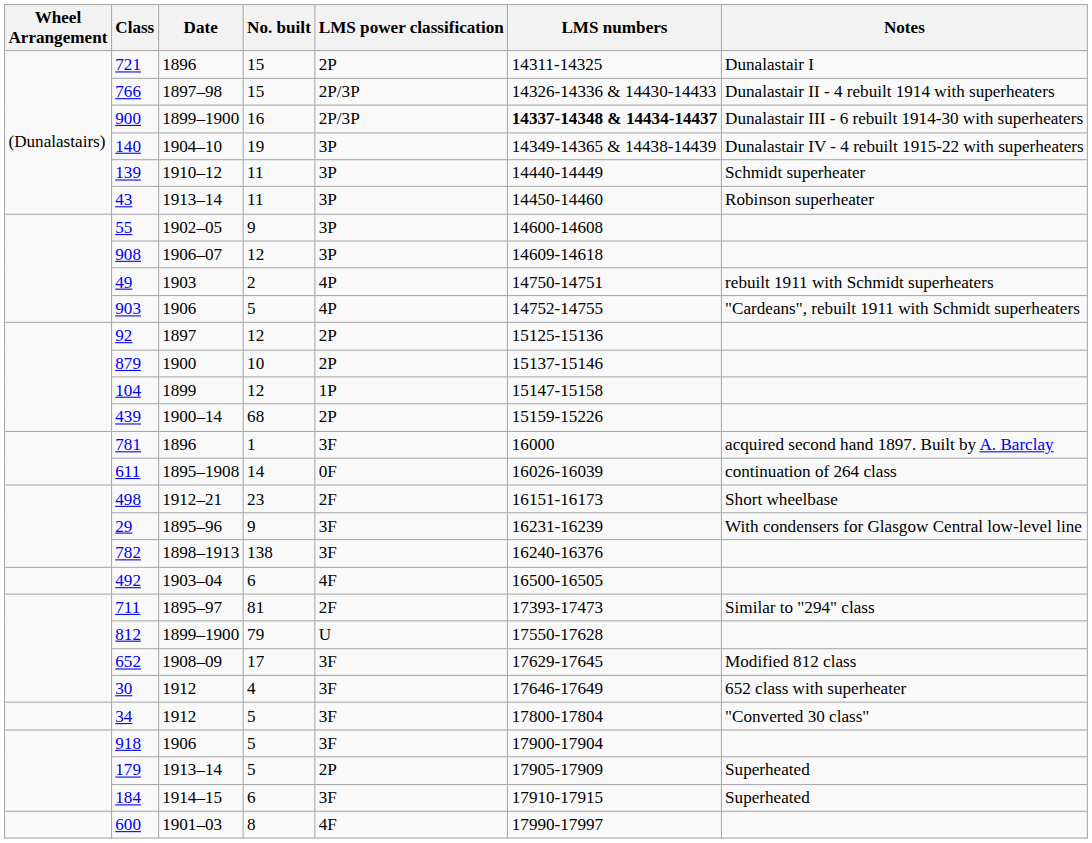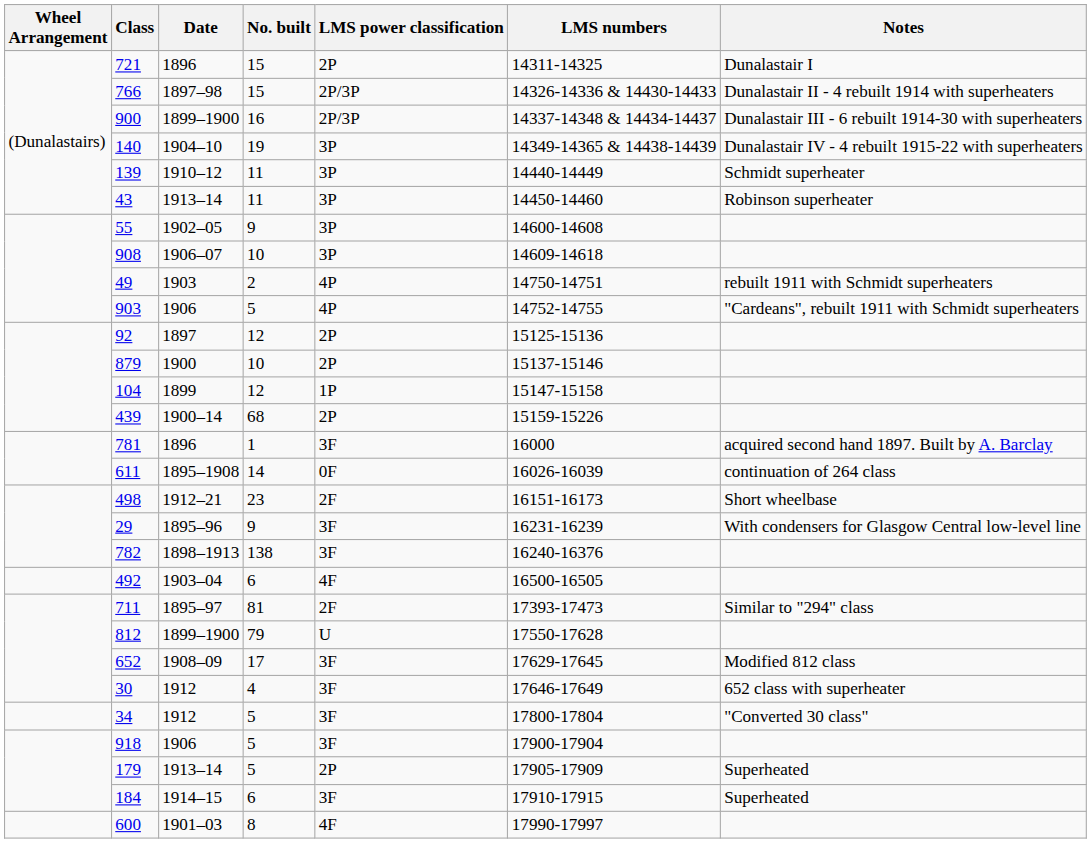(614, 118) bold -> (614, 118) normal
(256, 254) 12 -> (256, 254) 10
